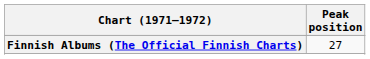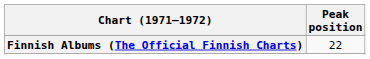(336, 45) 27 -> (336, 45) 22
